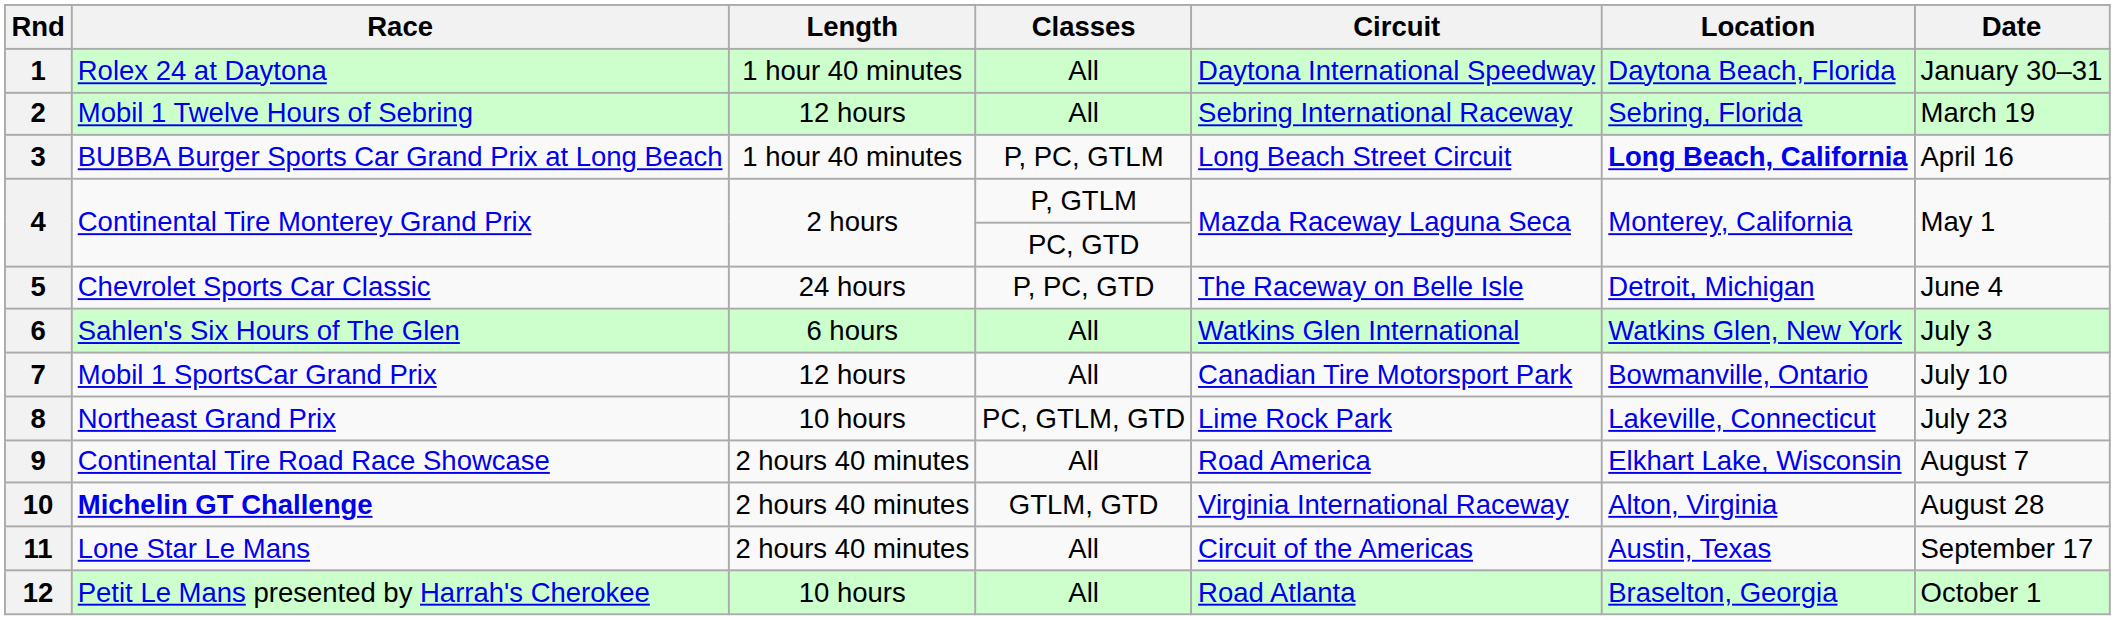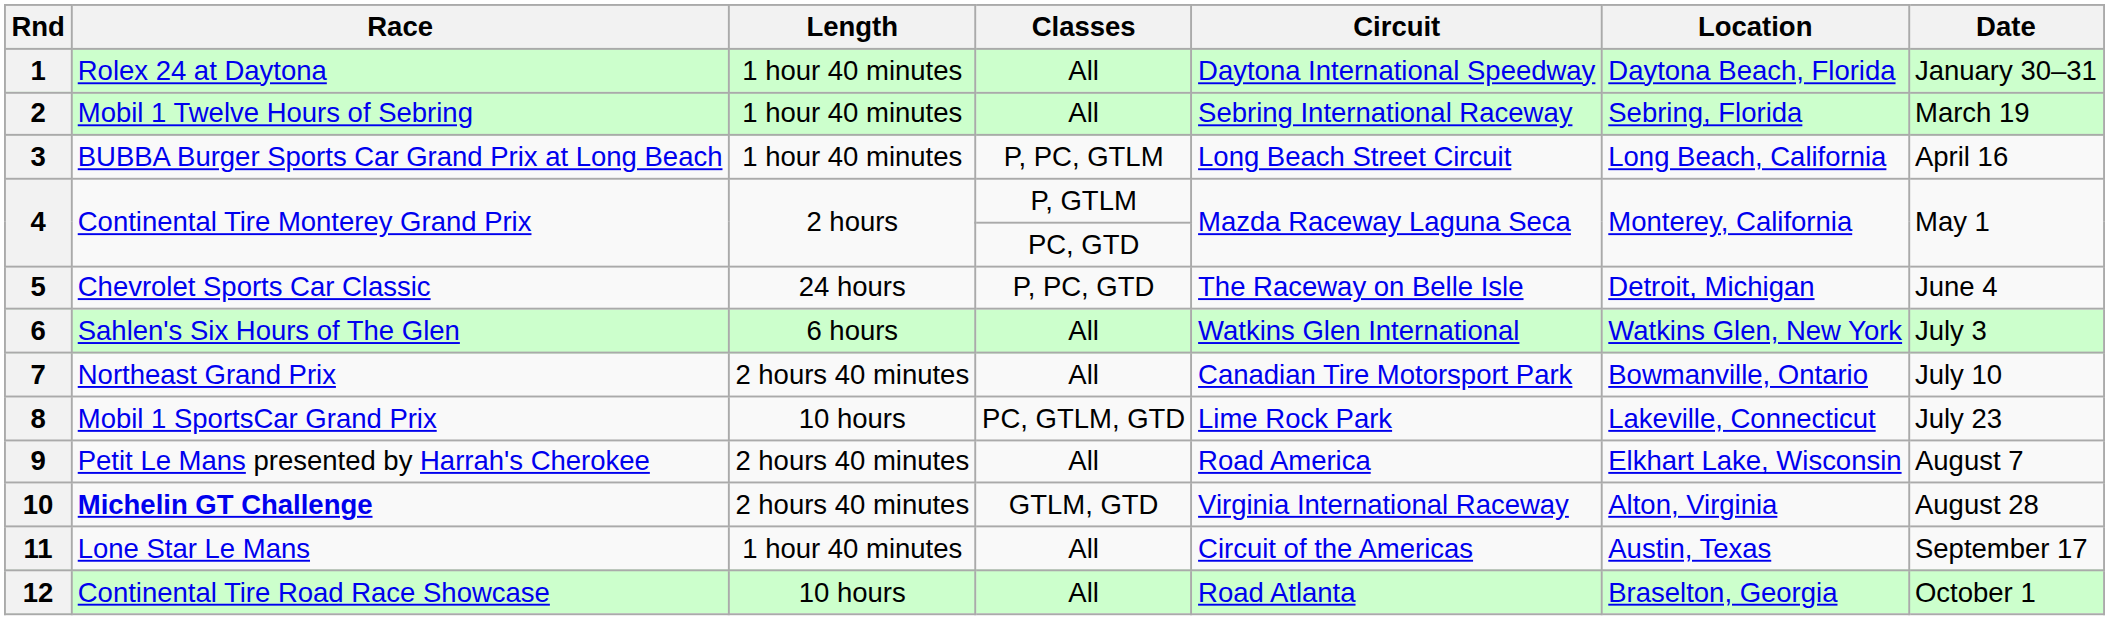(852, 114) 12 hours -> (852, 114) 1 hour 40 minutes
(1758, 157) bold -> (1747, 157) normal
(257, 375) Mobil 1 SportsCar Grand Prix -> (207, 375) Northeast Grand Prix
(852, 375) 12 hours -> (852, 375) 2 hours 40 minutes
(207, 418) Northeast Grand Prix -> (257, 418) Mobil 1 SportsCar Grand Prix
(314, 462) Continental Tire Road Race Showcase -> (364, 462) Petit Le Mans presented by Harrah's Cherokee
(852, 549) 2 hours 40 minutes -> (852, 549) 1 hour 40 minutes
(364, 592) Petit Le Mans presented by Harrah's Cherokee -> (314, 592) Continental Tire Road Race Showcase
